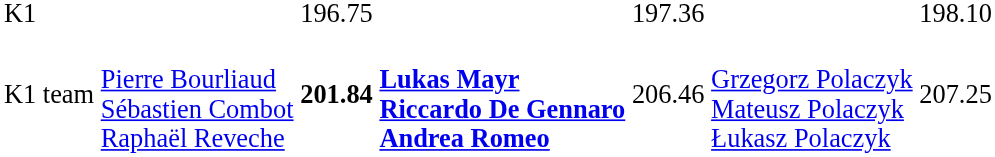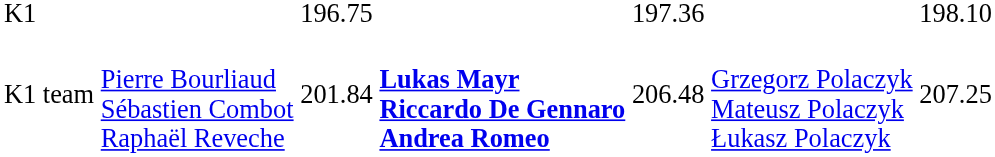(337, 94) bold -> (337, 94) normal
(668, 94) 206.46 -> (668, 94) 206.48
